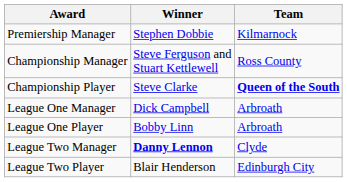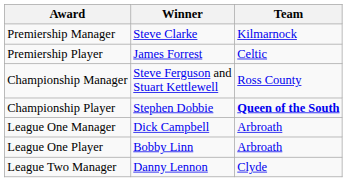(173, 34) Stephen Dobbie -> (165, 34) Steve Clarke
+ row: (55, 53)
(165, 87) Steve Clarke -> (173, 107) Stephen Dobbie
(173, 147) bold -> (171, 166) normal
- row: (56, 166)
